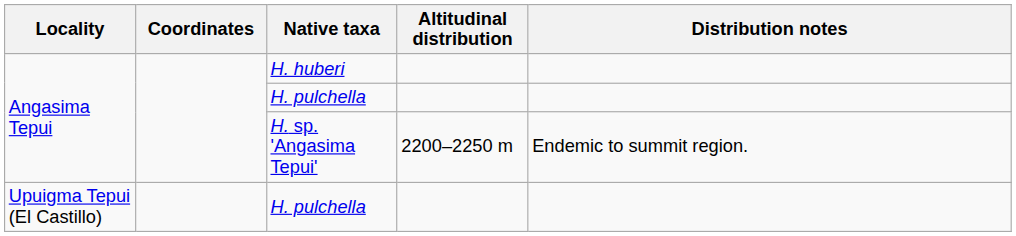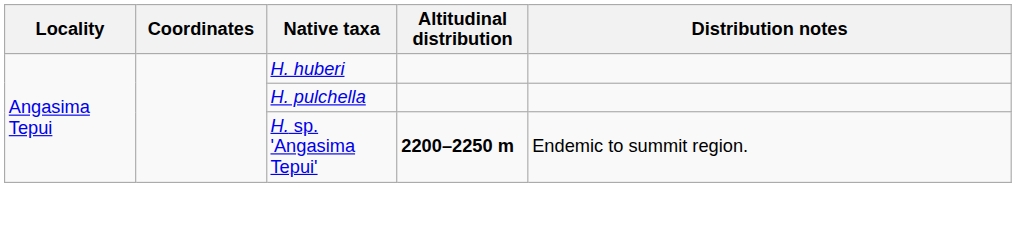(457, 146) normal -> (458, 146) bold
- row: (69, 206)
